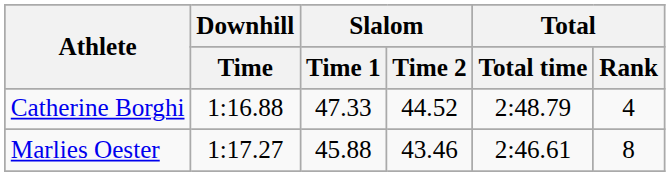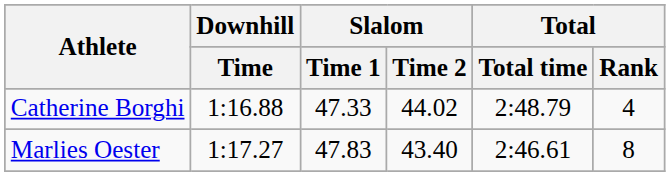(430, 108) 44.52 -> (430, 108) 44.02
(343, 150) 45.88 -> (343, 150) 47.83
(430, 150) 43.46 -> (430, 150) 43.40
